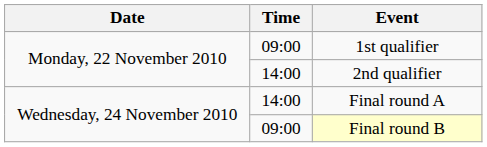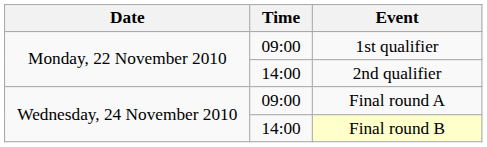(281, 100) 14:00 -> (281, 100) 09:00
(281, 127) 09:00 -> (281, 127) 14:00
